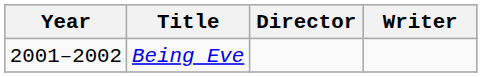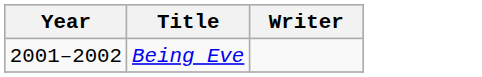- column: (306, 22)
